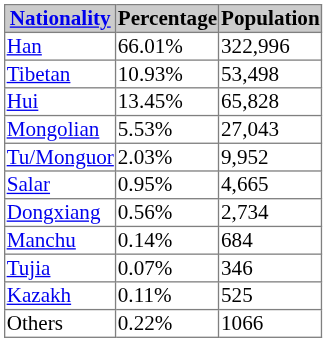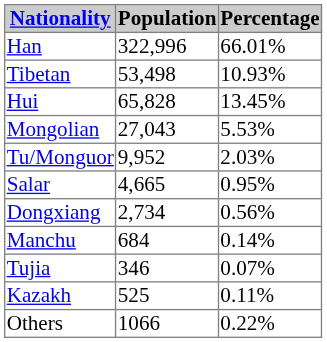columns swapped: (270, 18) <-> (167, 18)
